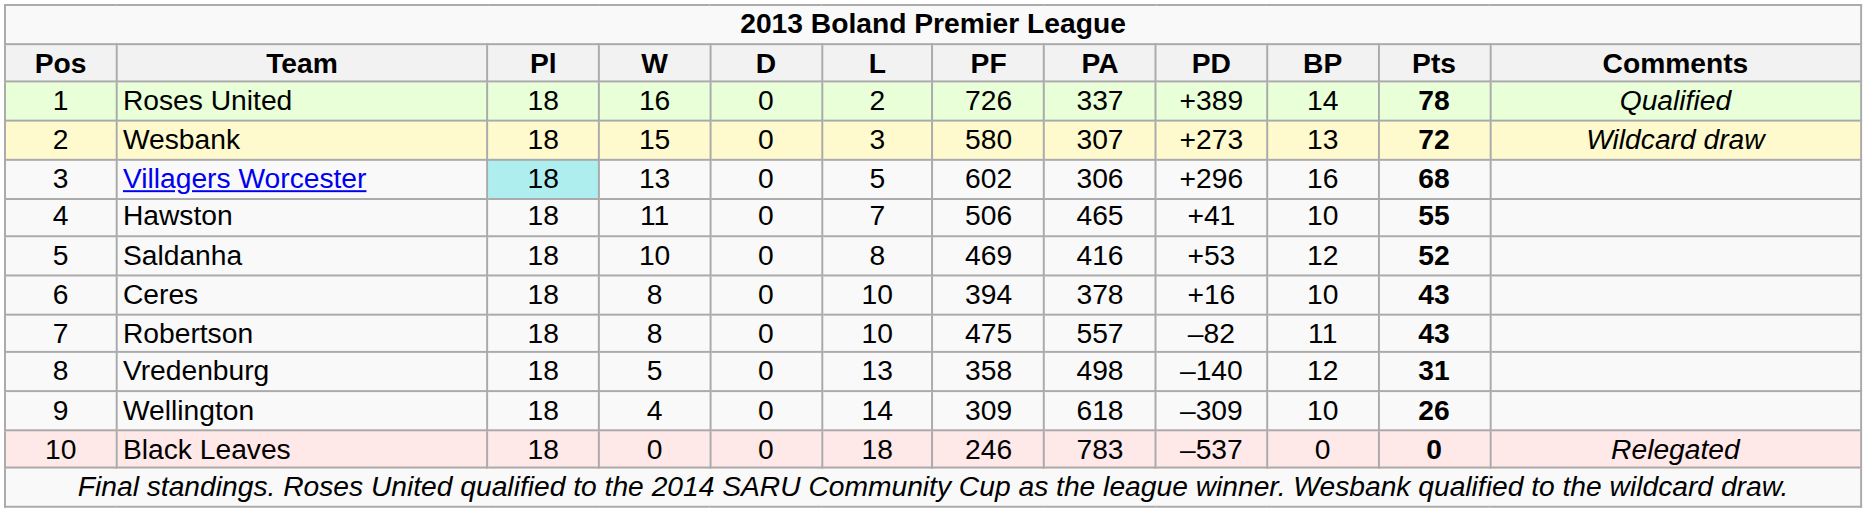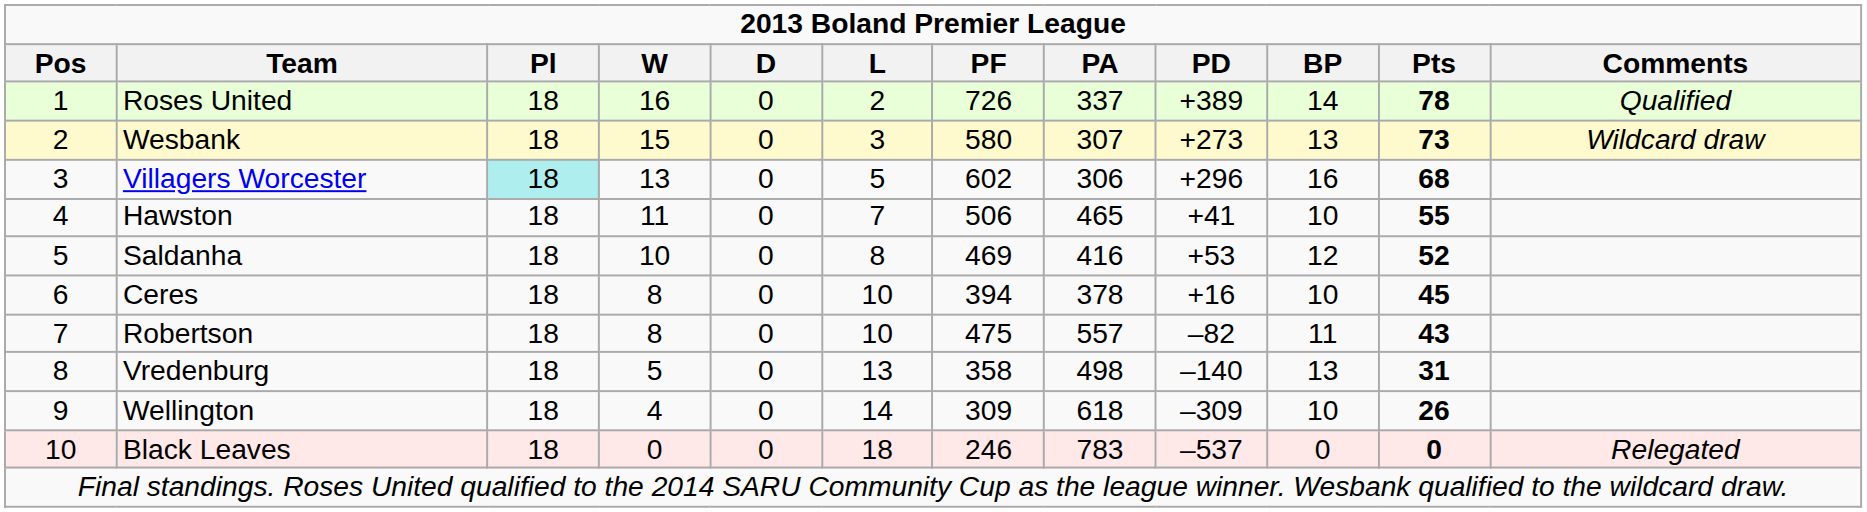(1434, 140) 72 -> (1434, 140) 73
(1434, 294) 43 -> (1434, 294) 45
(1323, 371) 12 -> (1323, 371) 13
